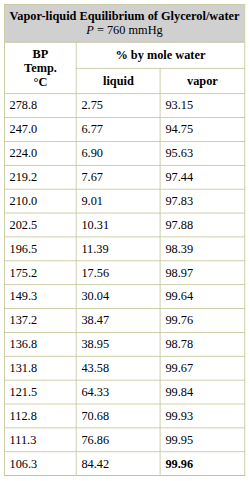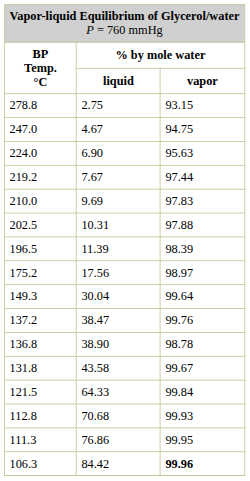(92, 129) 6.77 -> (92, 129) 4.67
(92, 201) 9.01 -> (92, 201) 9.69
(95, 344) 38.95 -> (95, 344) 38.90
